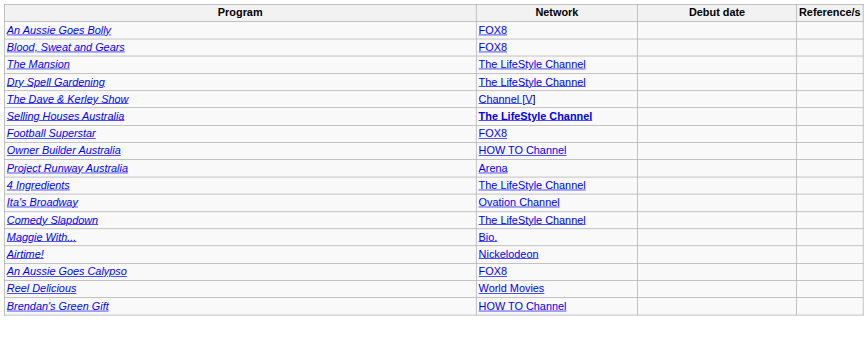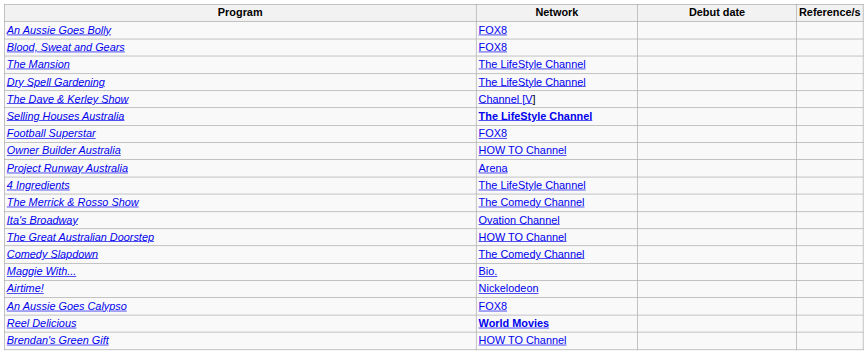+ row: (73, 202)
+ row: (80, 237)
(532, 220) The LifeStyle Channel -> (532, 254) The Comedy Channel
(511, 289) normal -> (514, 323) bold
